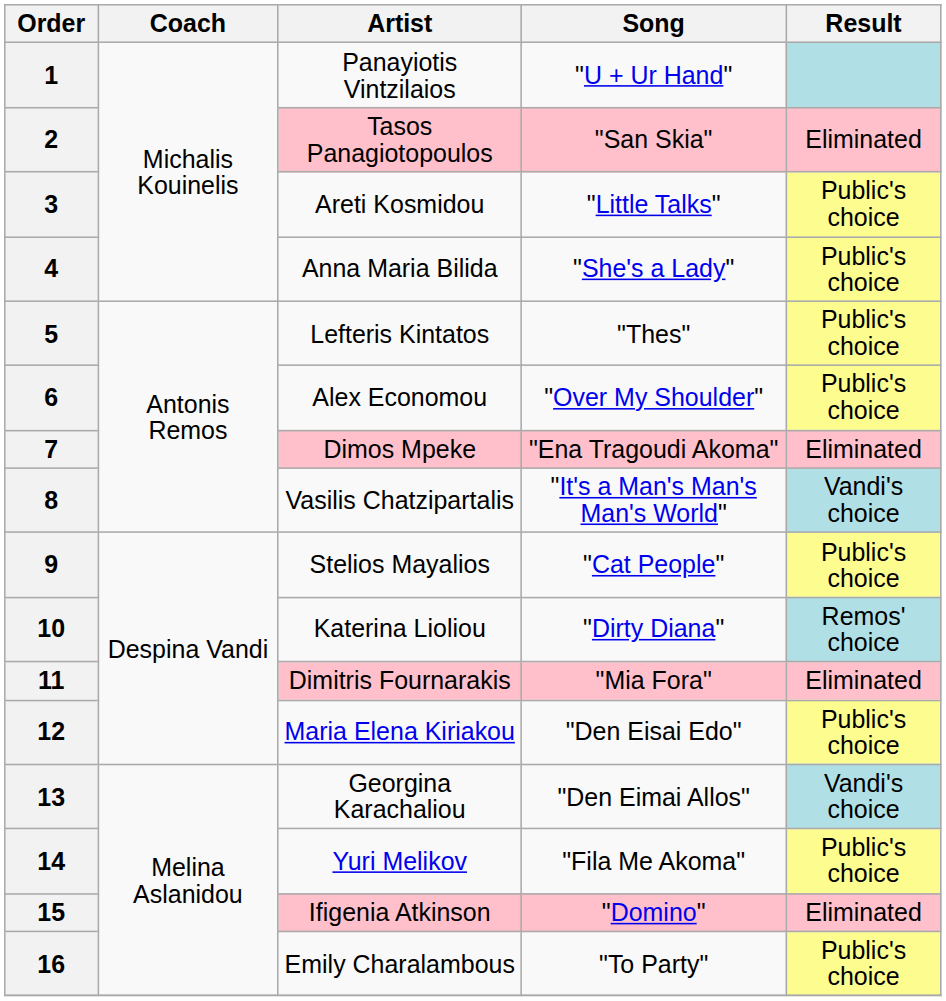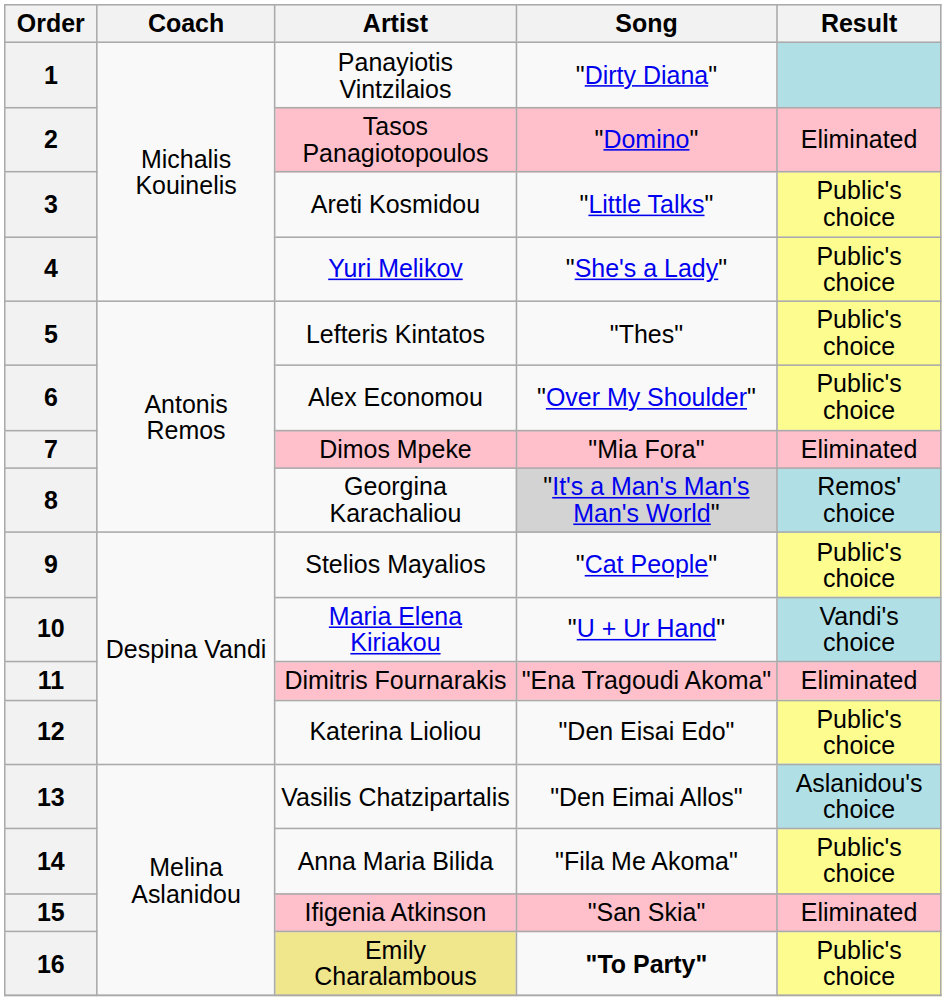(654, 75) "U + Ur Hand" -> (646, 75) "Dirty Diana"
(654, 140) "San Skia" -> (646, 140) "Domino"
(400, 269) Anna Maria Bilida -> (395, 269) Yuri Melikov
(654, 449) "Ena Tragoudi Akoma" -> (646, 449) "Mia Fora"
(400, 500) Vasilis Chatzipartalis -> (395, 500) Georgina Karachaliou
(654, 500) no background -> (646, 500) lightgrey background
(864, 500) Vandi's choice -> (859, 500) Remos' choice
(400, 629) Katerina Lioliou -> (395, 629) Maria Elena Kiriakou
(654, 629) "Dirty Diana" -> (646, 629) "U + Ur Hand"
(864, 629) Remos' choice -> (859, 629) Vandi's choice
(654, 681) "Mia Fora" -> (646, 681) "Ena Tragoudi Akoma"
(400, 732) Maria Elena Kiriakou -> (395, 732) Katerina Lioliou
(400, 797) Georgina Karachaliou -> (395, 797) Vasilis Chatzipartalis
(864, 797) Vandi's choice -> (859, 797) Aslanidou's choice
(400, 861) Yuri Melikov -> (395, 861) Anna Maria Bilida
(654, 912) "Domino" -> (646, 912) "San Skia"
(400, 964) no background -> (395, 964) khaki background
(654, 964) normal -> (646, 964) bold
